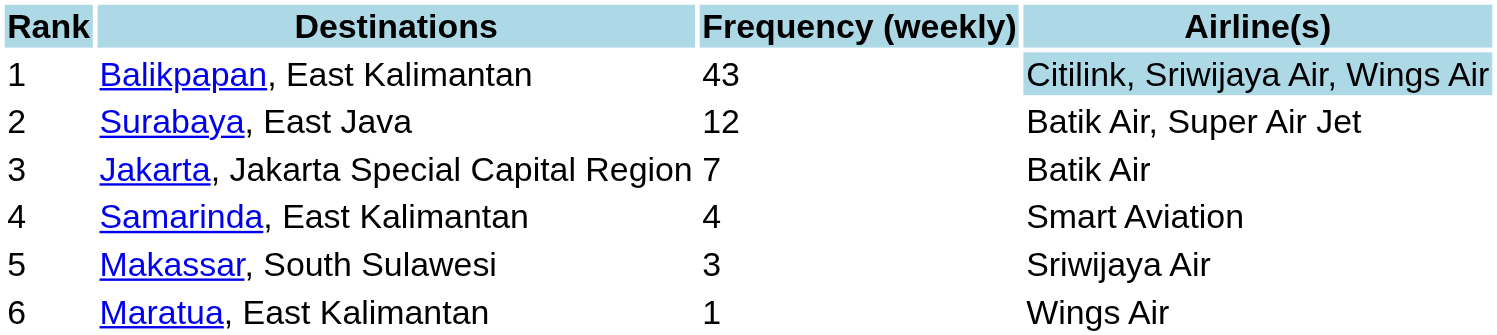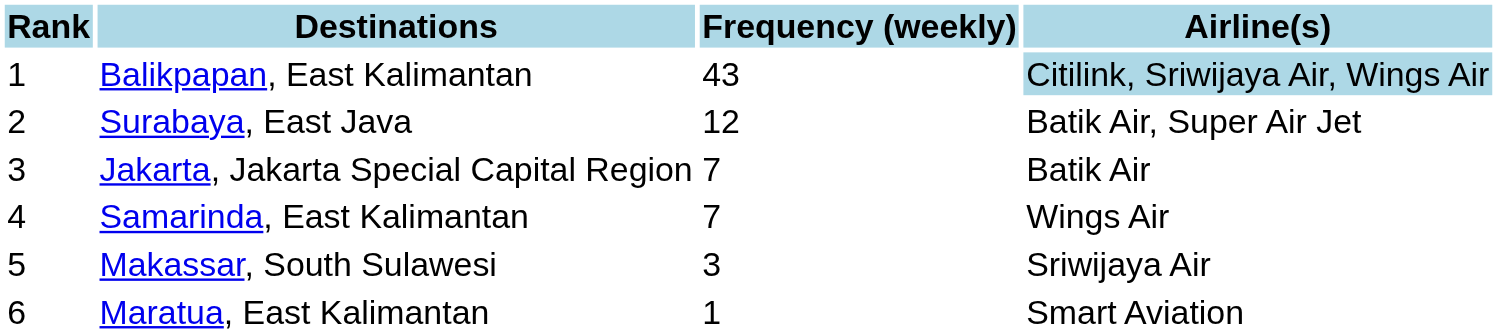(712, 217) 4 -> (712, 217) 7
(1135, 217) Smart Aviation -> (1098, 217) Wings Air
(1098, 312) Wings Air -> (1135, 312) Smart Aviation
